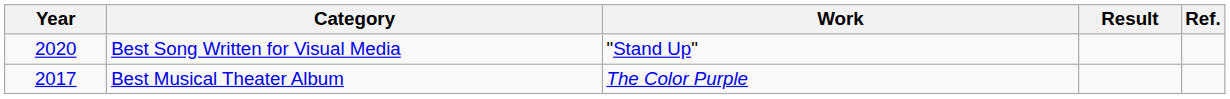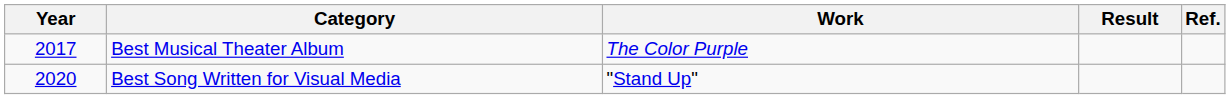rows swapped: (227, 78) <-> (256, 49)
